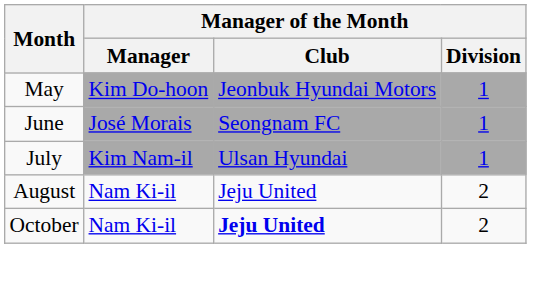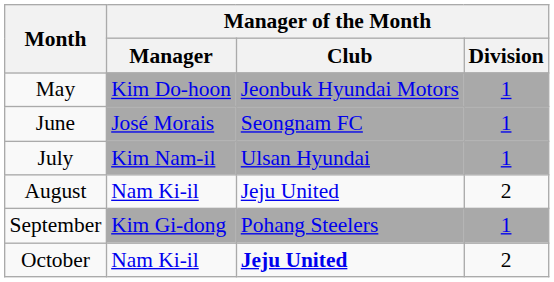+ row: (55, 225)
